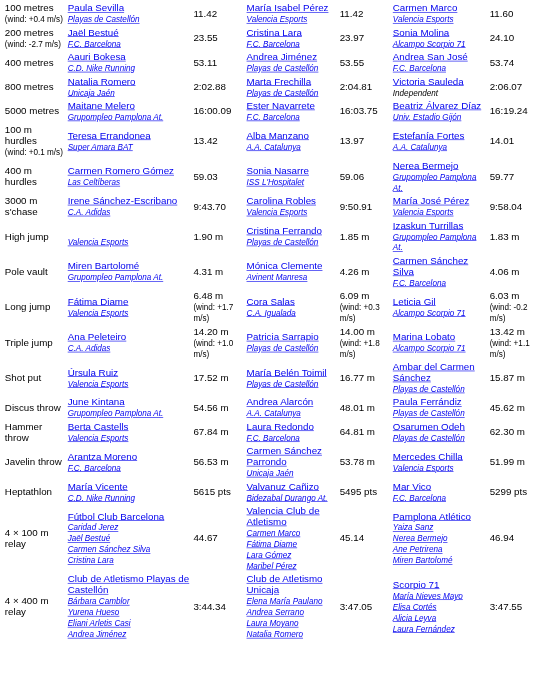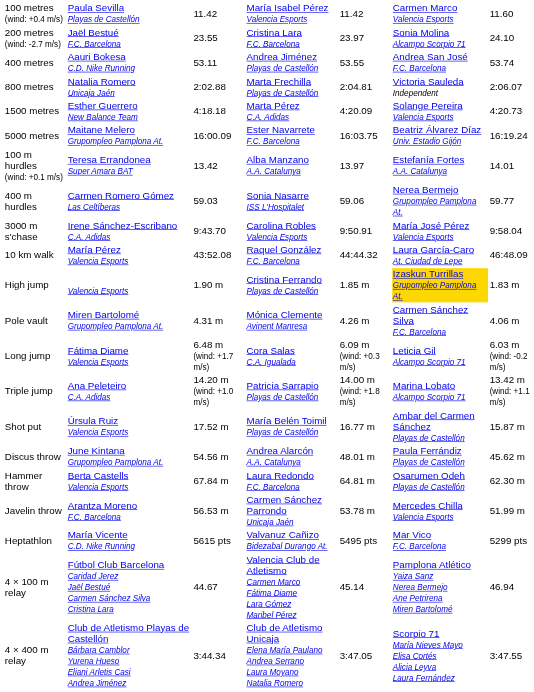+ row: (32, 111)
+ row: (29, 255)
(435, 236) no background -> (435, 285) gold background
